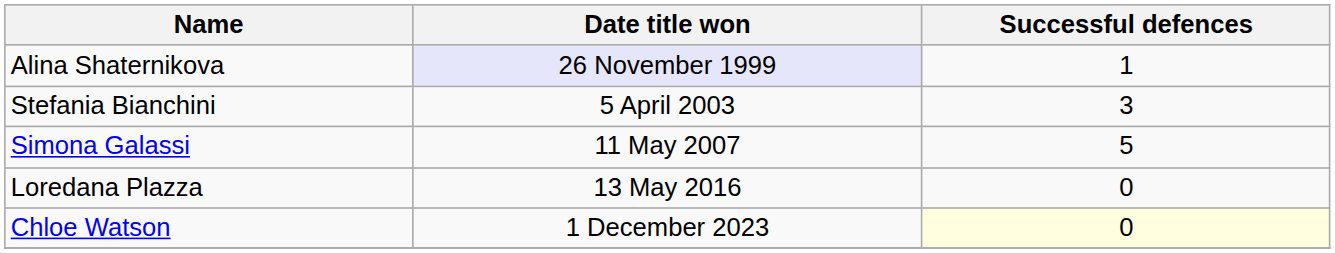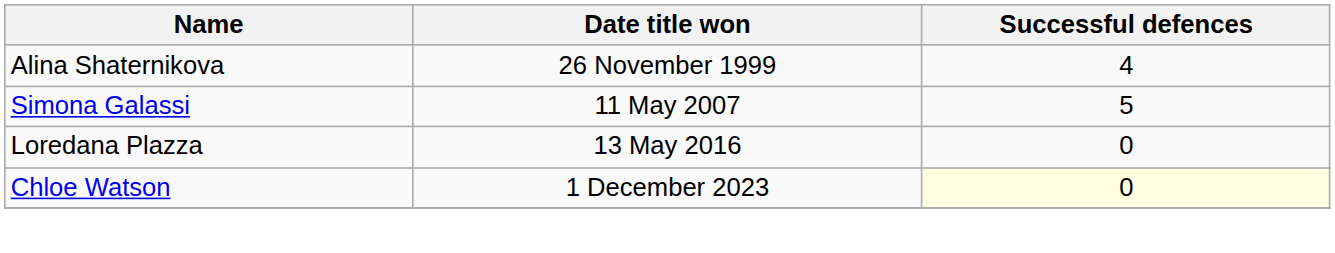(667, 65) lavender background -> (667, 65) no background
(1126, 65) 1 -> (1126, 65) 4
- row: (113, 106)
